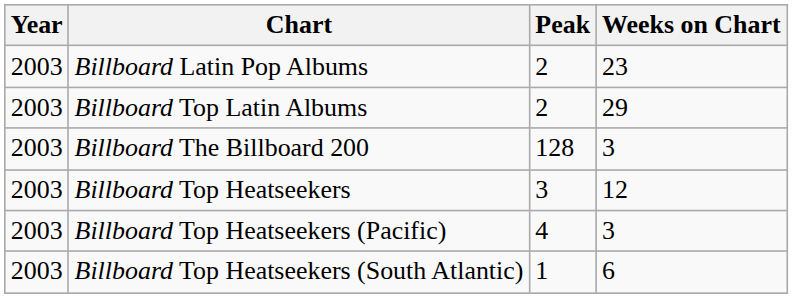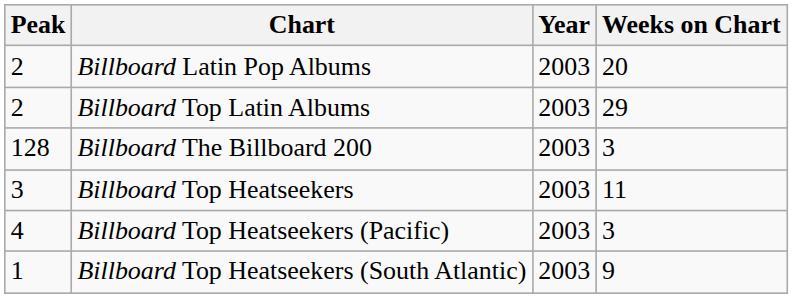columns swapped: (37, 25) <-> (563, 25)
(615, 66) 23 -> (615, 66) 20
(615, 189) 12 -> (615, 189) 11
(609, 271) 6 -> (609, 271) 9
